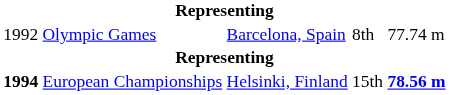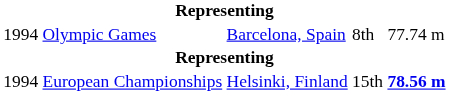(21, 34) 1992 -> (21, 34) 1994
(21, 81) bold -> (21, 81) normal
